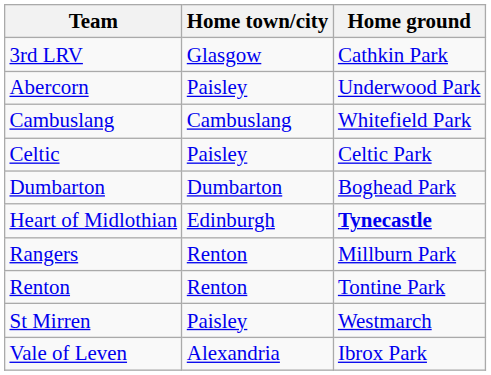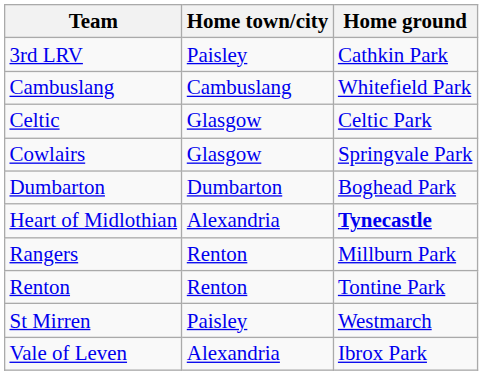(224, 54) Glasgow -> (217, 54) Paisley
- row: (49, 87)
(217, 154) Paisley -> (224, 120) Glasgow
+ row: (47, 154)
(231, 220) Edinburgh -> (233, 220) Alexandria
